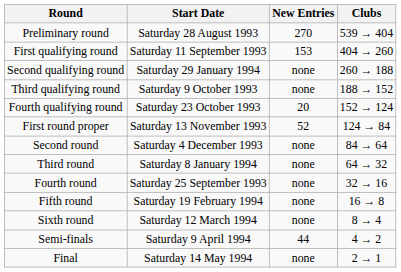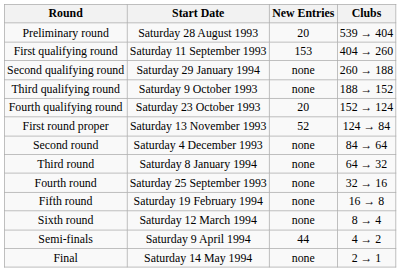(303, 32) 270 -> (303, 32) 20
